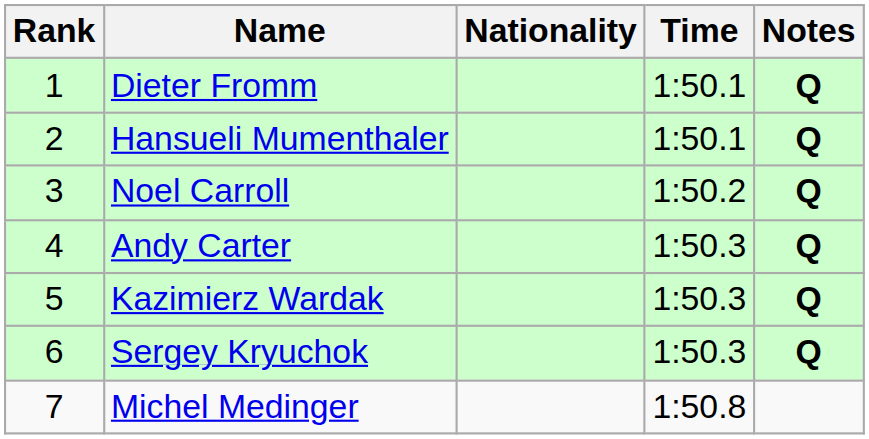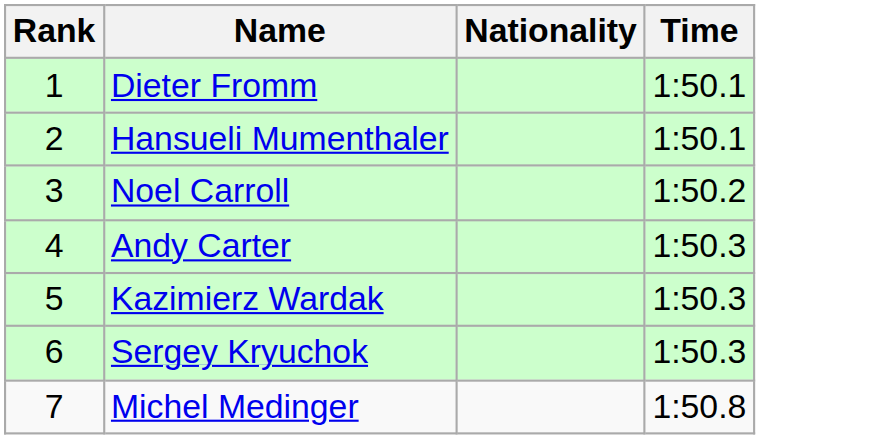- column: (809, 31)
